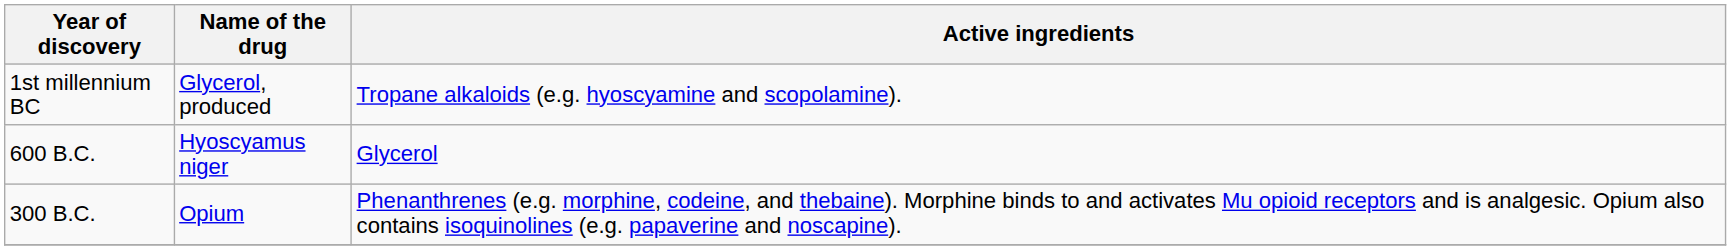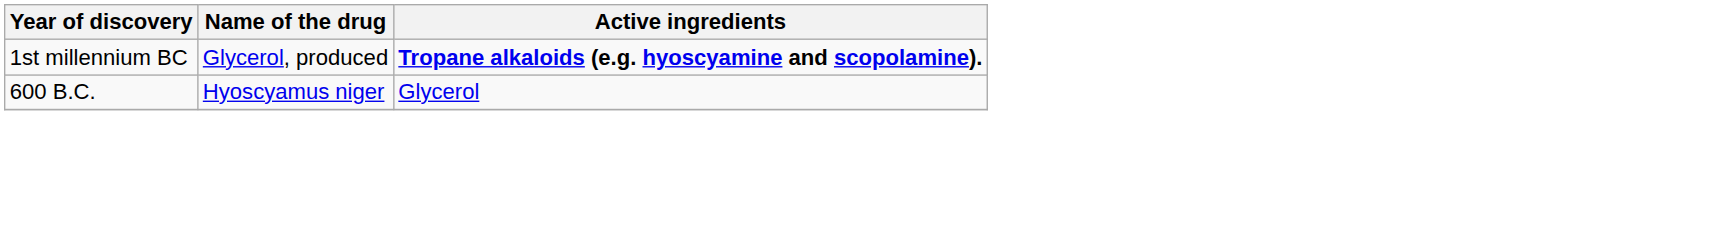(629, 94) normal -> (690, 57) bold
- row: (53, 214)
